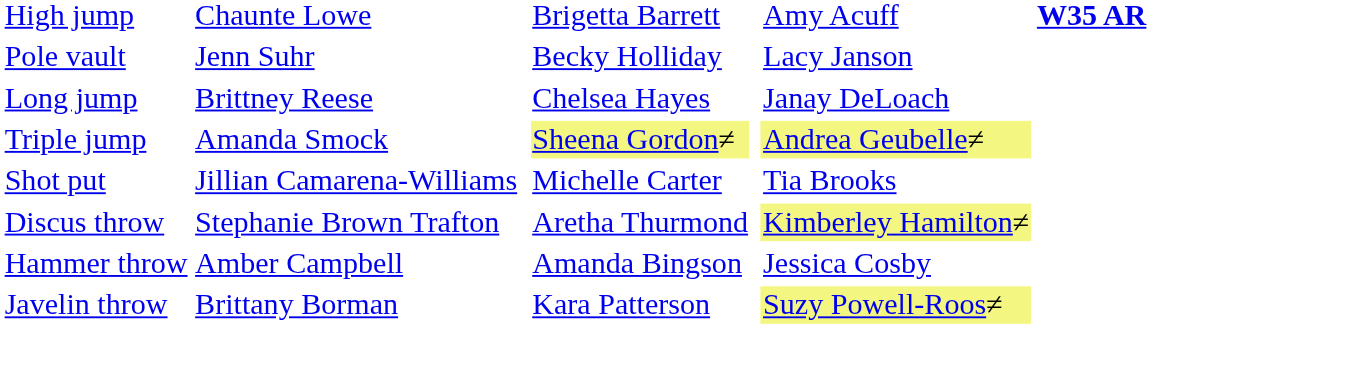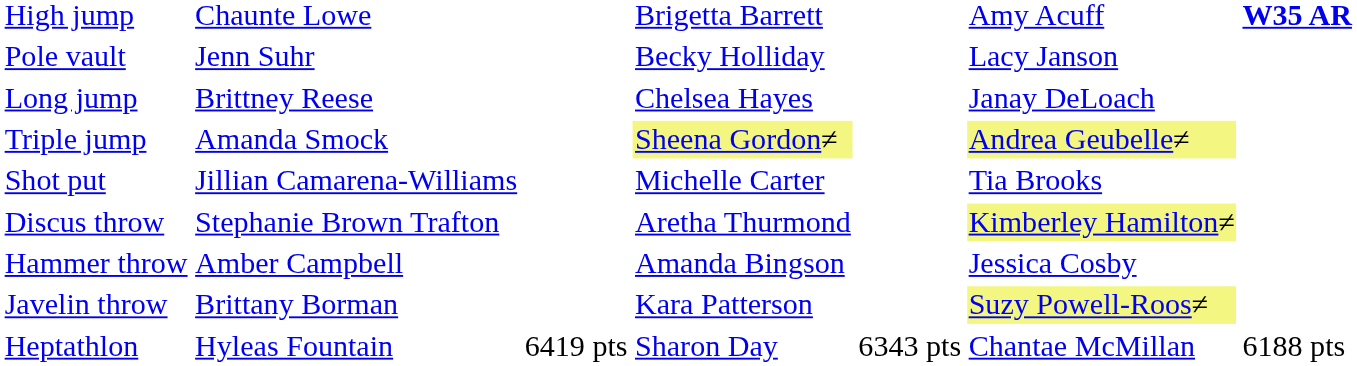+ row: (71, 346)
